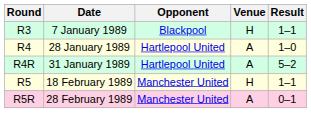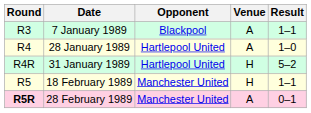(250, 30) H -> (250, 30) A
(250, 64) A -> (250, 64) H
(24, 99) normal -> (24, 99) bold
